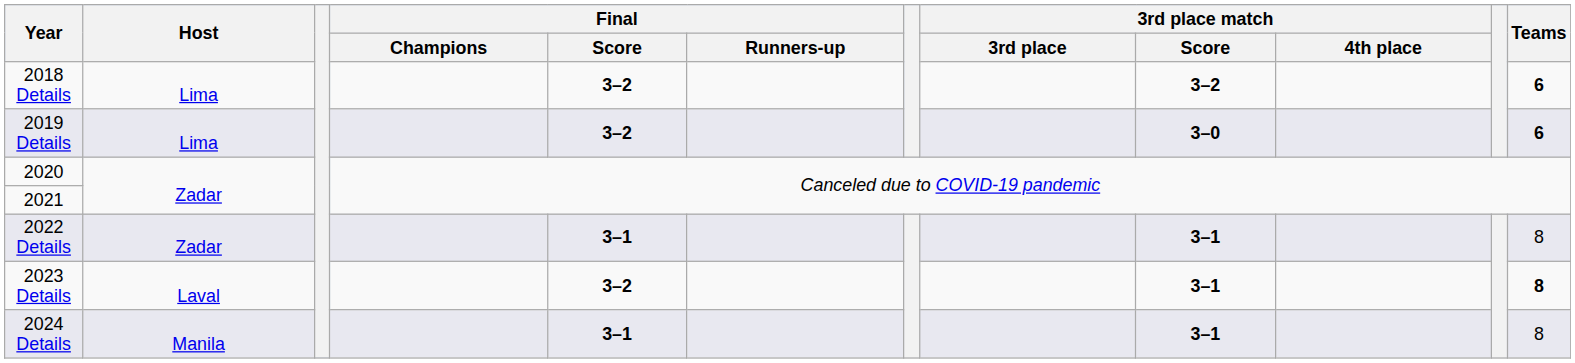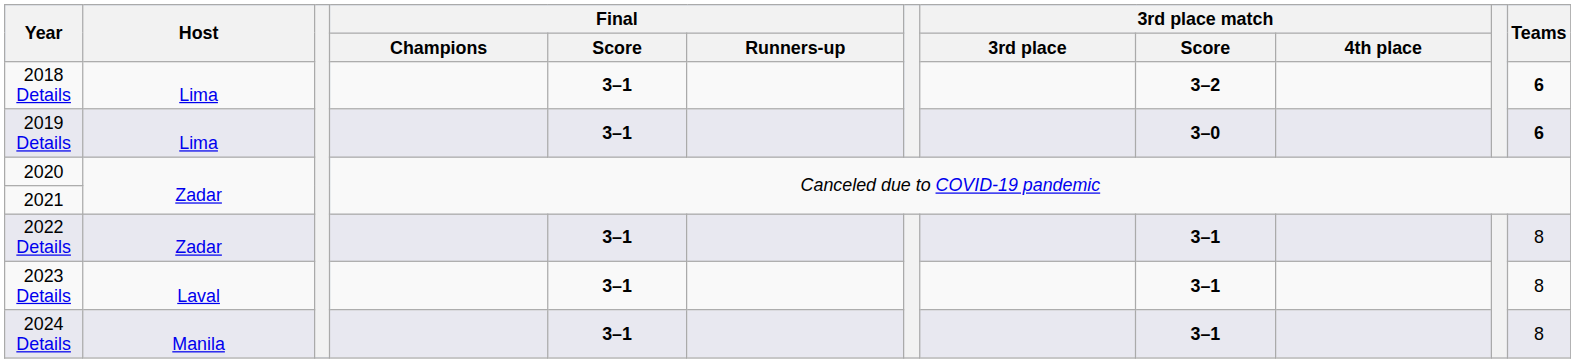(617, 85) 3–2 -> (617, 85) 3–1
(617, 134) 3–2 -> (617, 134) 3–1
(617, 286) 3–2 -> (617, 286) 3–1
(1539, 286) bold -> (1539, 286) normal
